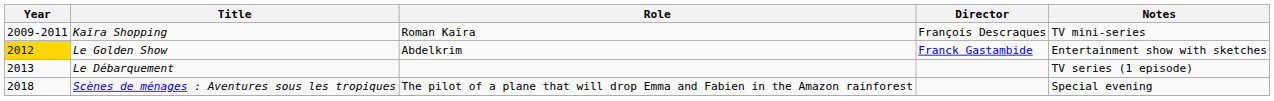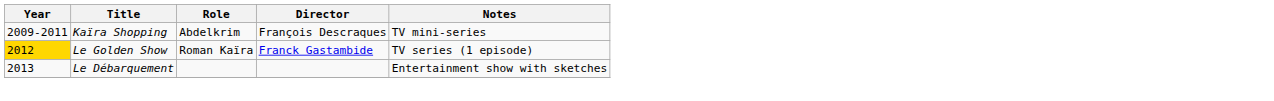(438, 32) Roman Kaïra -> (210, 32) Abdelkrim
(432, 50) Abdelkrim -> (216, 50) Roman Kaïra
(1159, 50) Entertainment show with sketches -> (463, 50) TV series (1 episode)
(1122, 68) TV series (1 episode) -> (500, 68) Entertainment show with sketches
- row: (235, 86)
